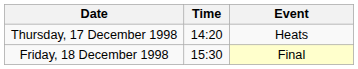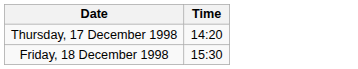- column: (292, 14)
